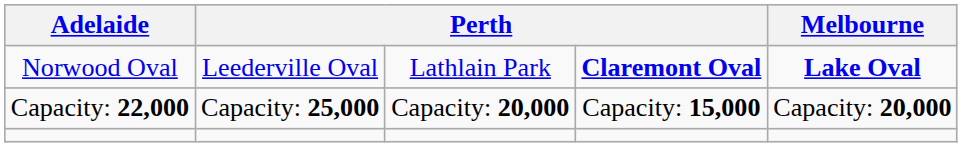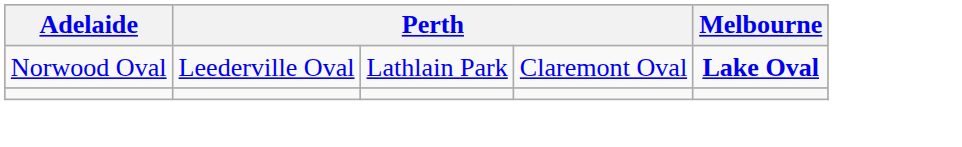(671, 66) bold -> (603, 66) normal
- row: (100, 107)
